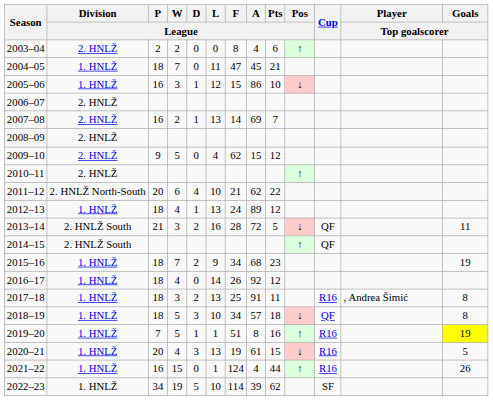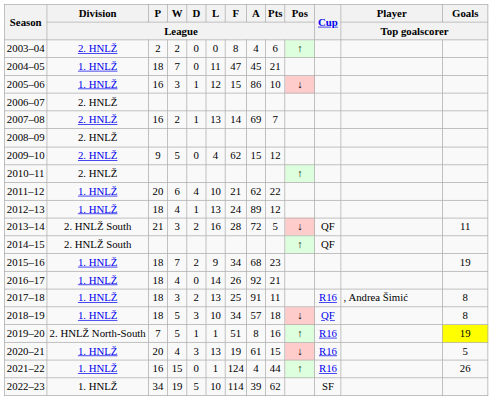(98, 191) 2. HNLŽ North-South -> (98, 191) 1. HNLŽ
(275, 280) 12 -> (275, 280) 21
(98, 333) 1. HNLŽ -> (98, 333) 2. HNLŽ North-South
